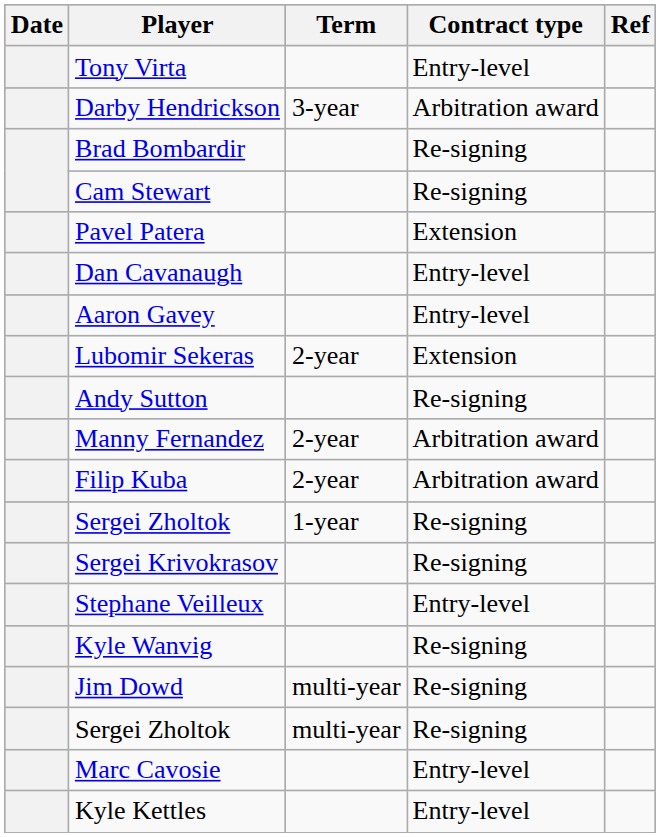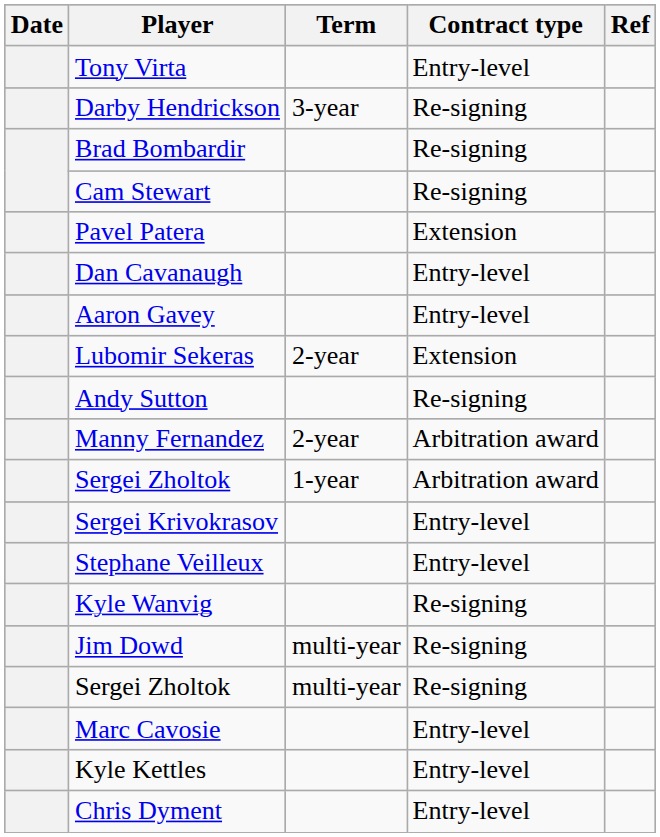(506, 107) Arbitration award -> (470, 107) Re-signing
- row: (131, 480)
(470, 521) Re-signing -> (506, 480) Arbitration award
(470, 562) Re-signing -> (471, 521) Entry-level
+ row: (149, 811)
